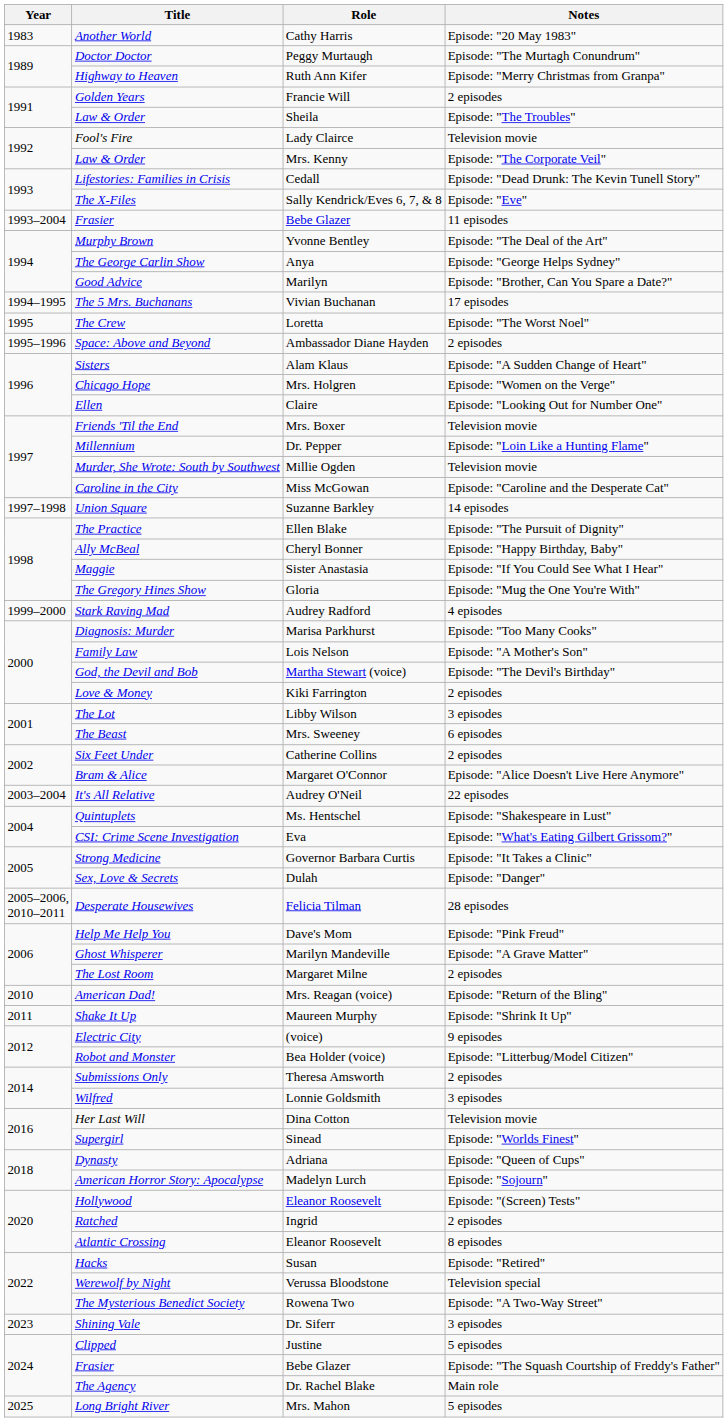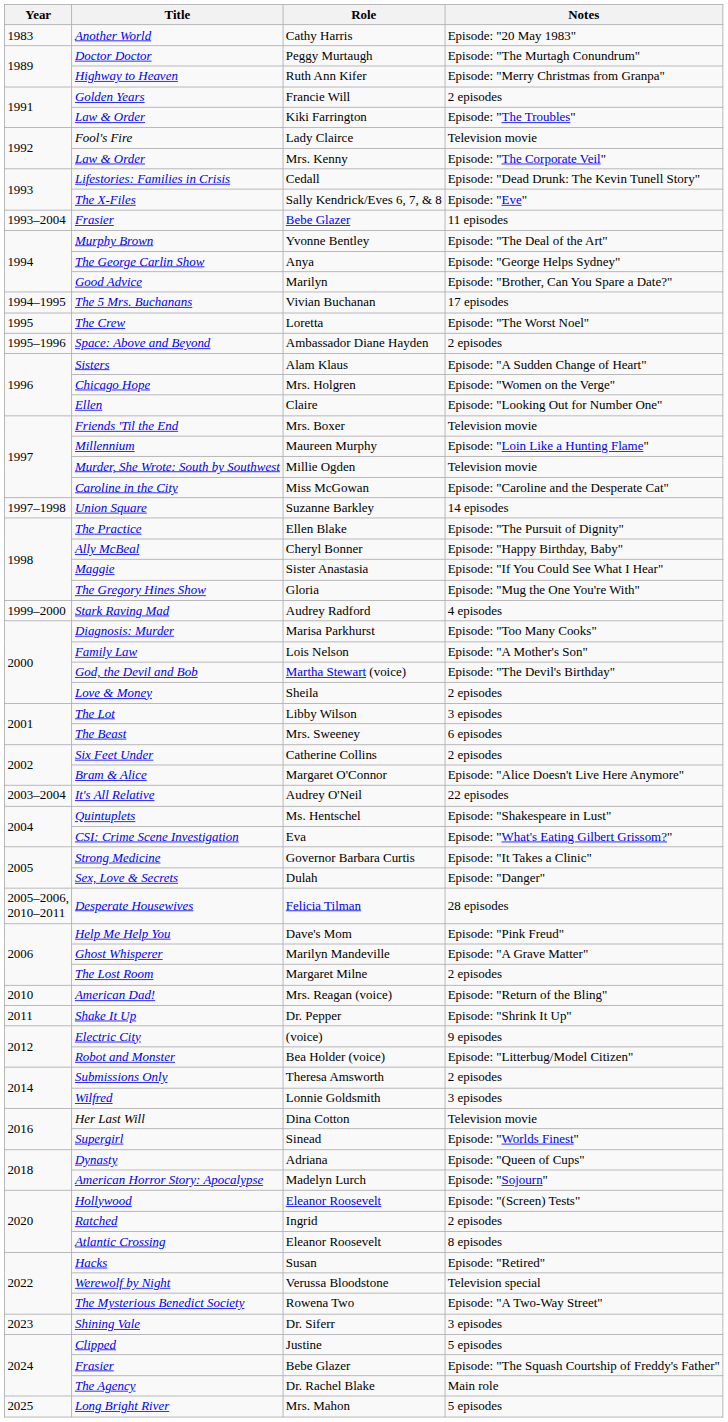(302, 117) Sheila -> (326, 117) Kiki Farrington
(314, 446) Dr. Pepper -> (331, 446) Maureen Murphy
(326, 693) Kiki Farrington -> (302, 693) Sheila
(331, 1015) Maureen Murphy -> (314, 1015) Dr. Pepper
